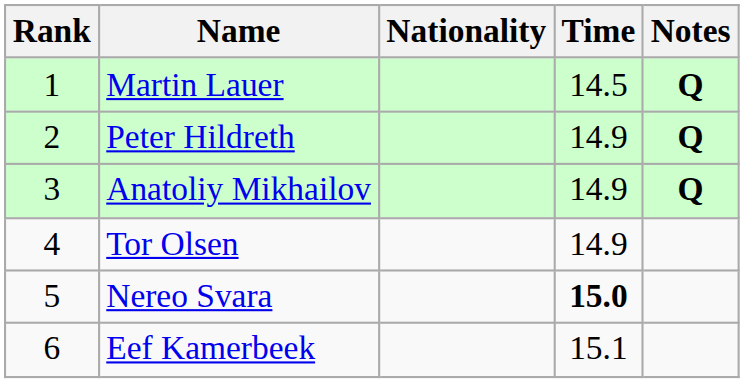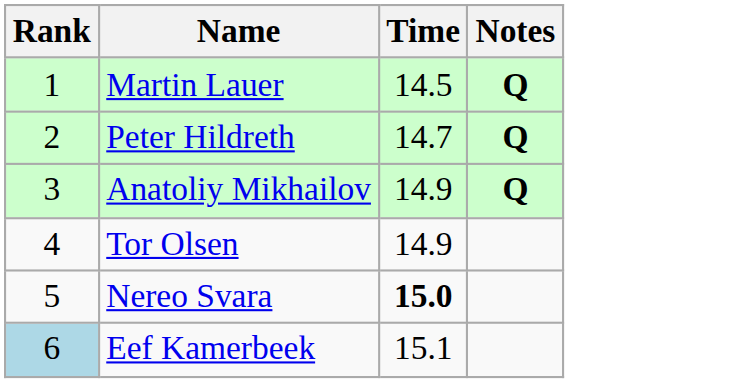- column: (466, 31)
(598, 137) 14.9 -> (423, 137) 14.7
(52, 349) no background -> (52, 349) lightblue background
